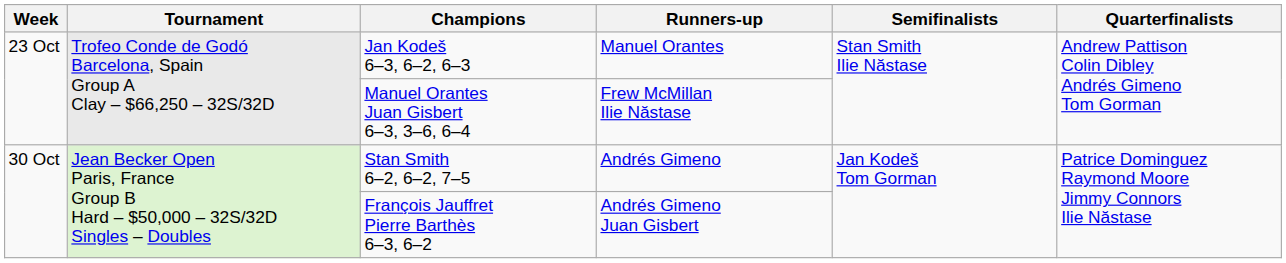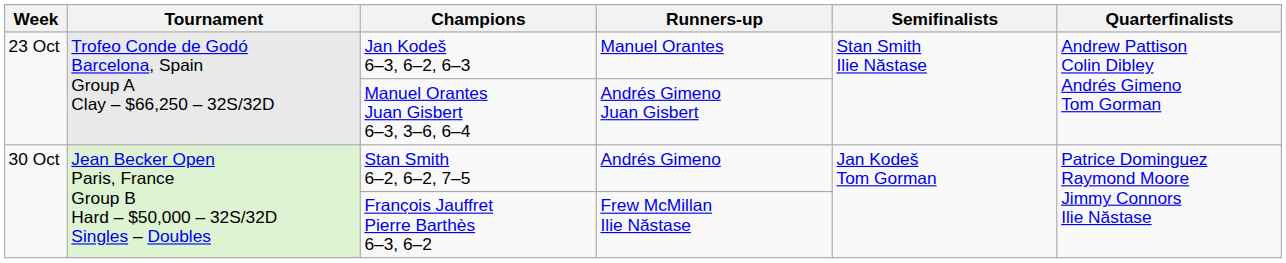(656, 102) Frew McMillan Ilie Năstase -> (661, 102) Andrés Gimeno Juan Gisbert
(661, 215) Andrés Gimeno Juan Gisbert -> (656, 215) Frew McMillan Ilie Năstase
